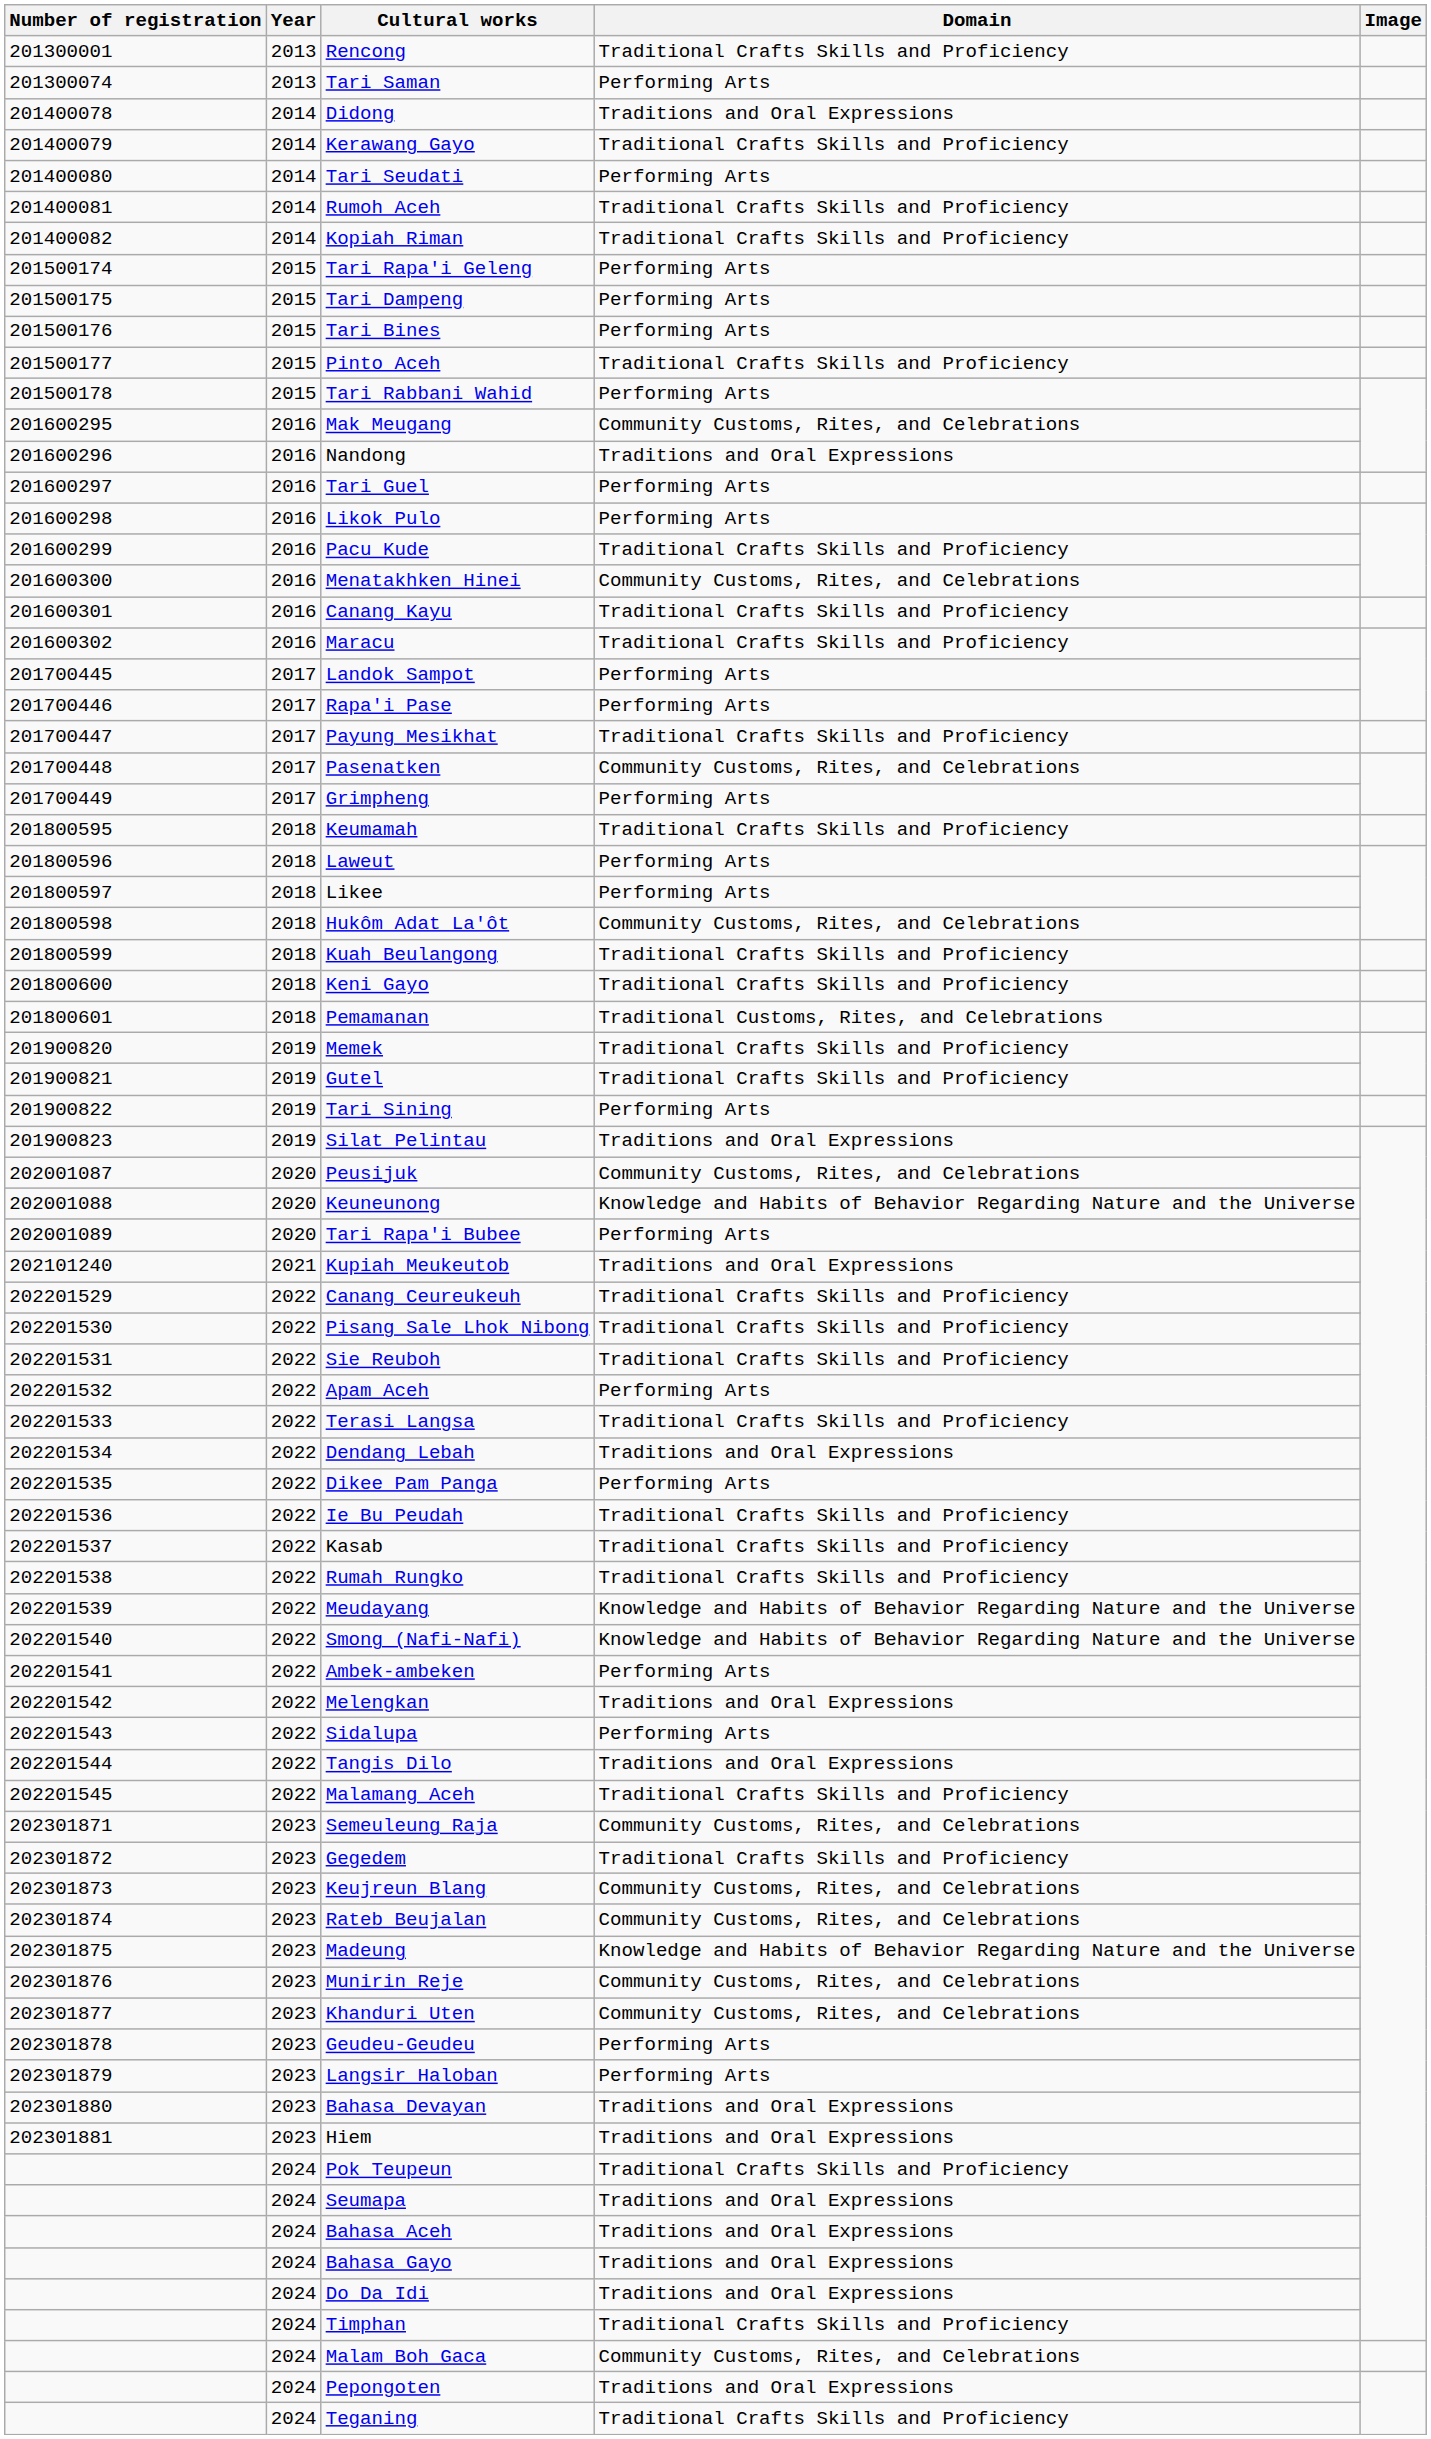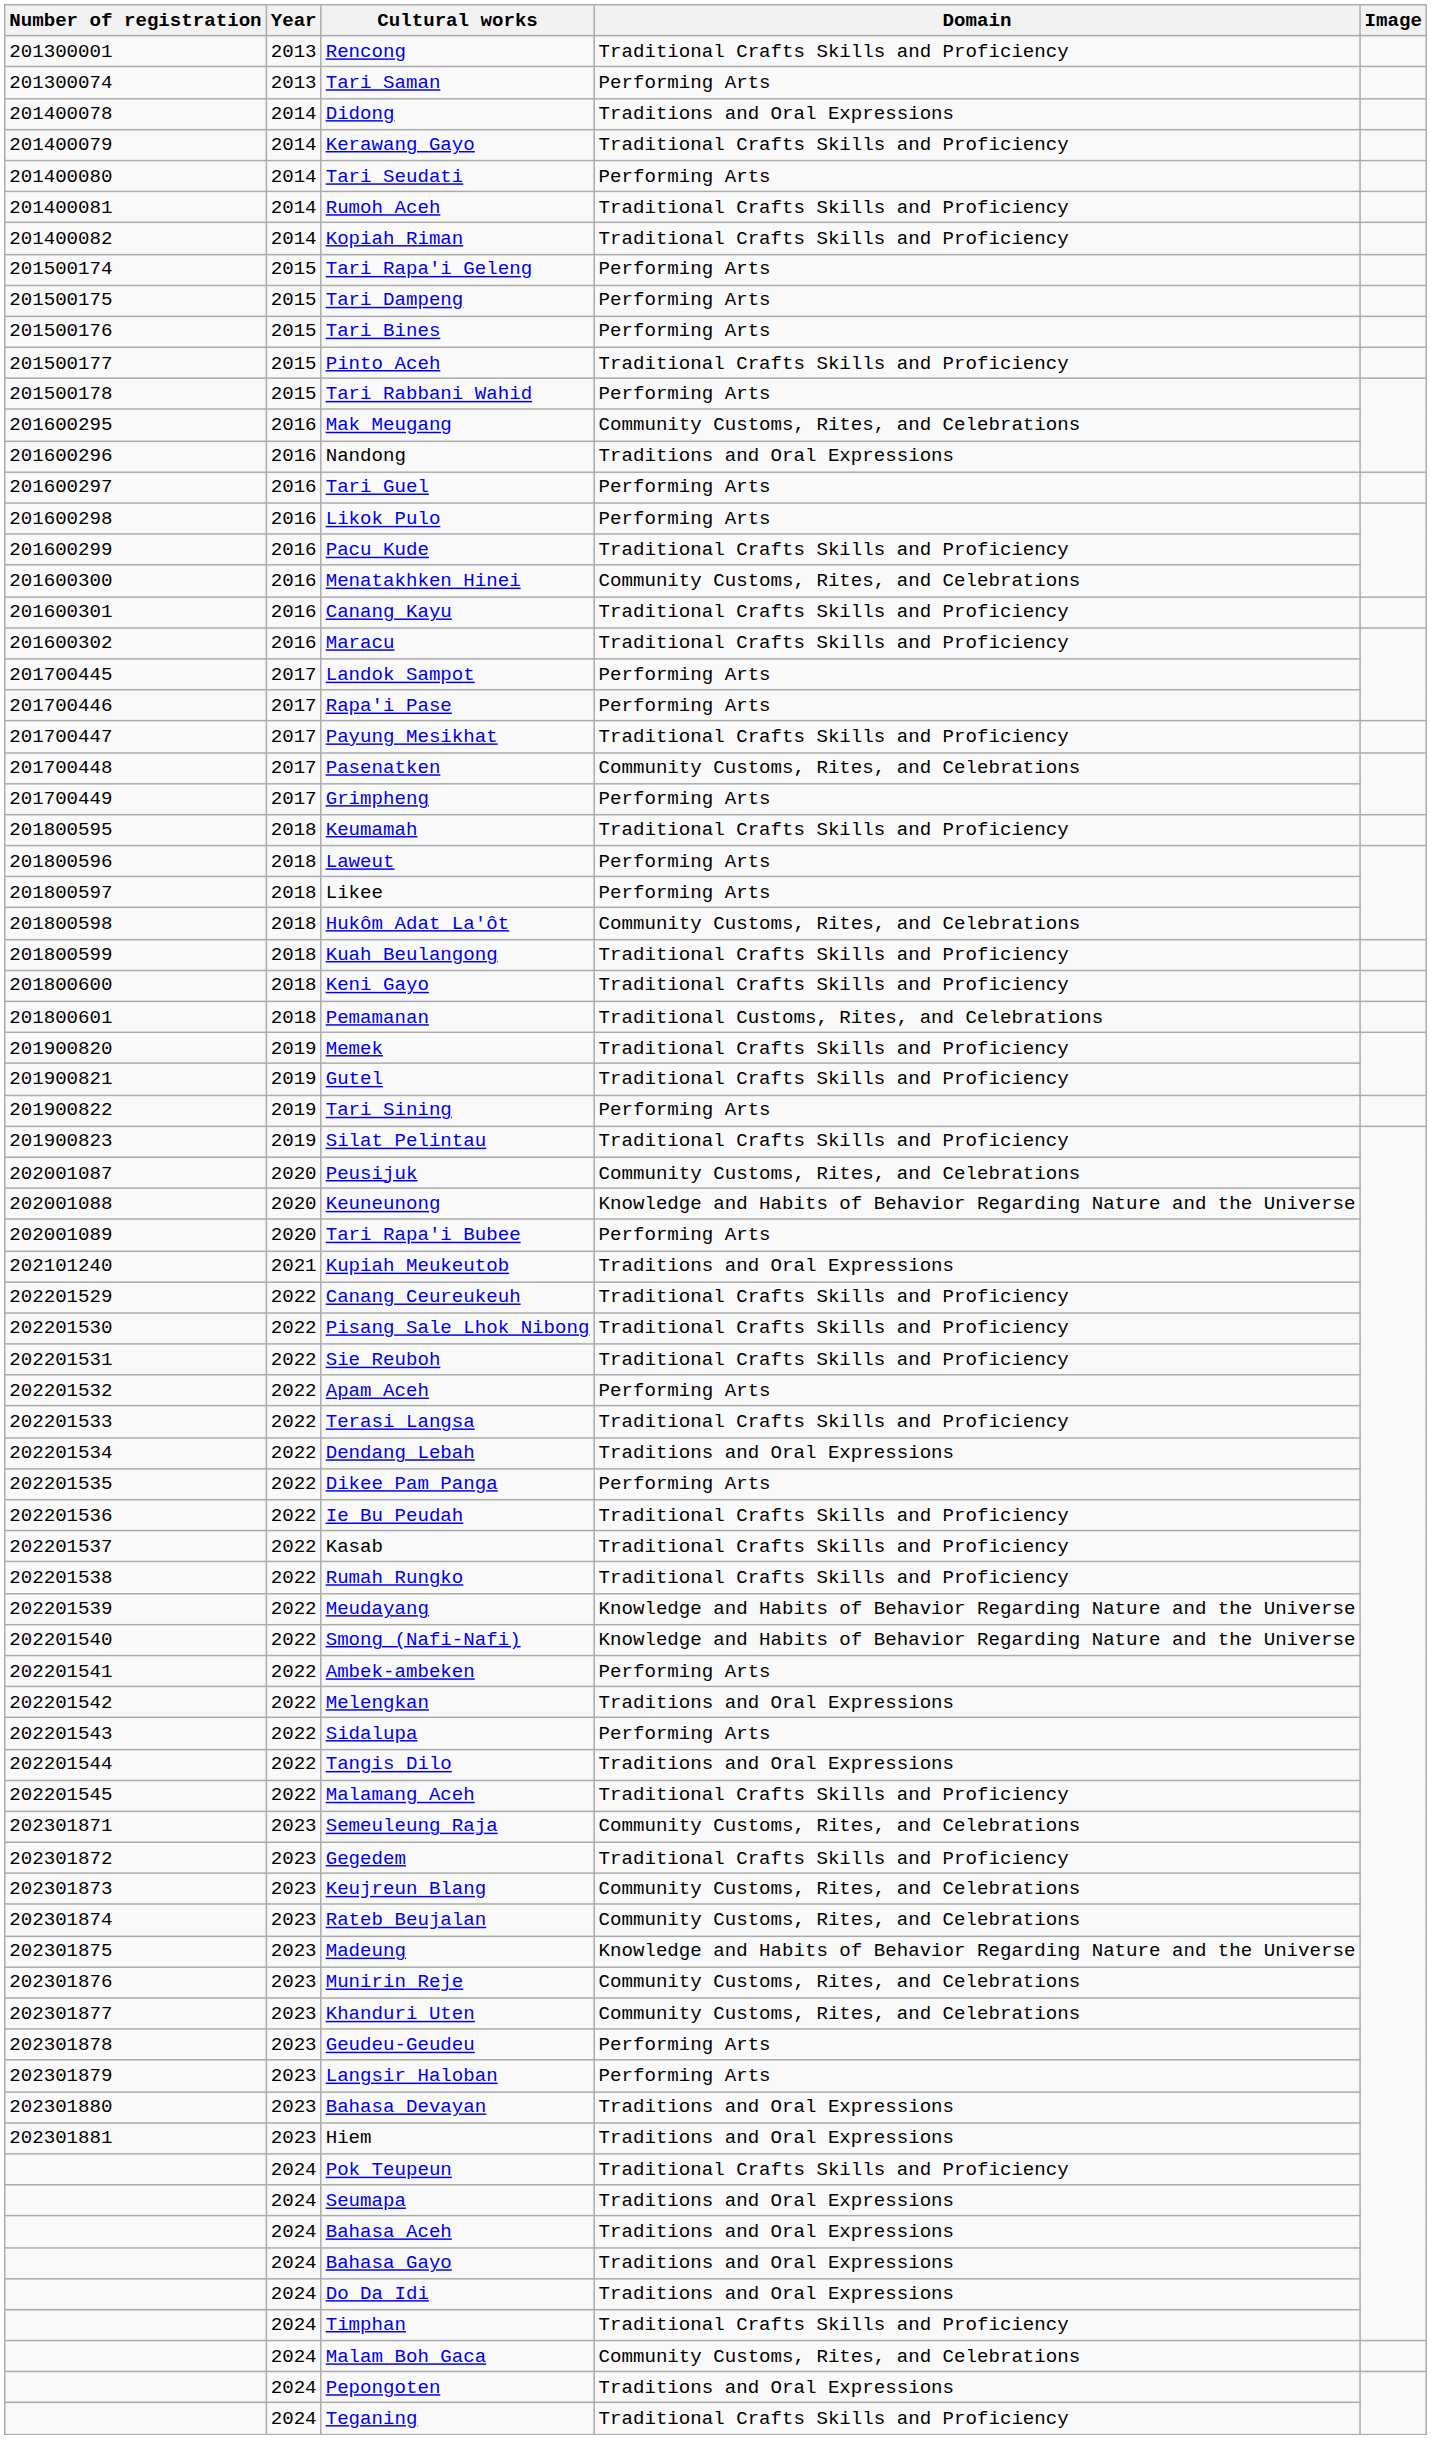(776, 1142) Traditions and Oral Expressions -> (834, 1142) Traditional Crafts Skills and Proficiency
